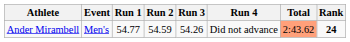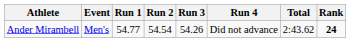(160, 29) 54.59 -> (160, 29) 54.54
(299, 29) lightsalmon background -> (299, 29) no background
